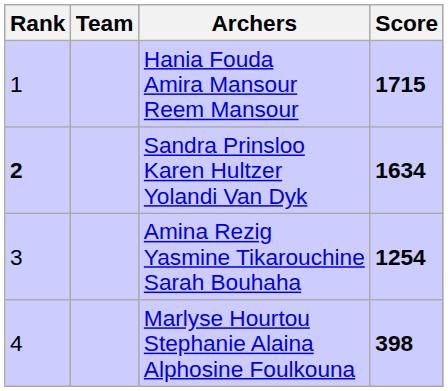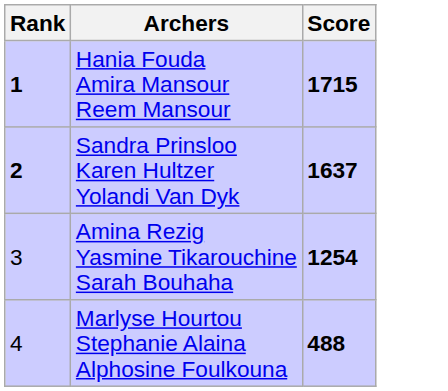- column: (105, 23)
(16, 84) normal -> (16, 84) bold
(400, 171) 1634 -> (333, 171) 1637
(394, 344) 398 -> (326, 344) 488
